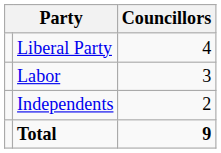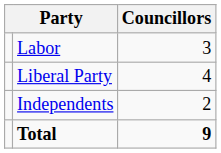rows swapped: (65, 47) <-> (39, 76)
